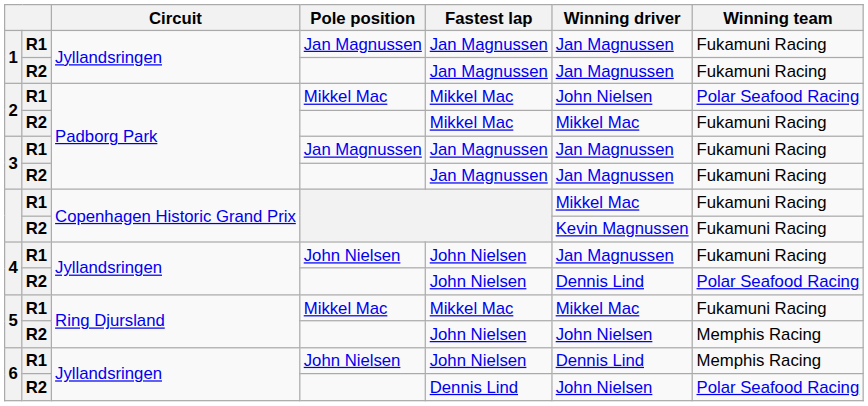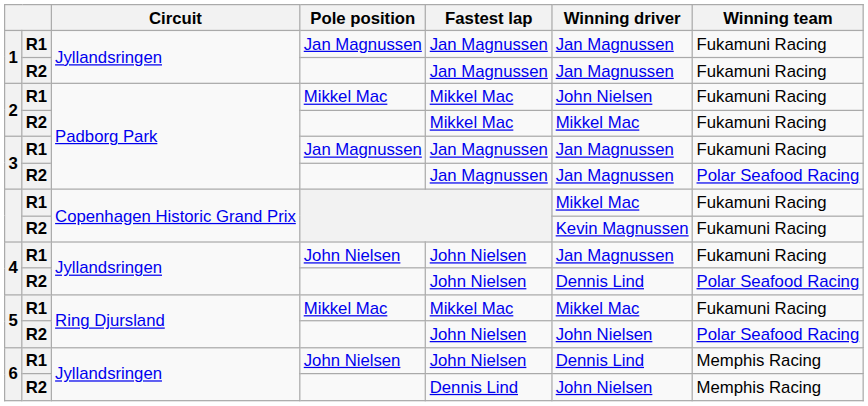(778, 96) Polar Seafood Racing -> (762, 96) Fukamuni Racing
(762, 176) Fukamuni Racing -> (778, 176) Polar Seafood Racing
(759, 334) Memphis Racing -> (778, 334) Polar Seafood Racing
(778, 387) Polar Seafood Racing -> (759, 387) Memphis Racing
